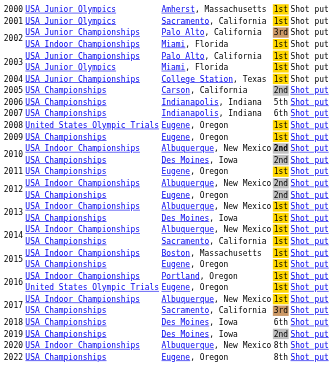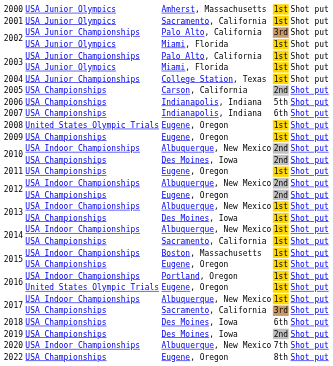(83, 44) USA Indoor Championships -> (71, 44) USA Junior Olympics
(281, 148) bold -> (281, 148) normal
(281, 346) 8th -> (281, 346) 7th
